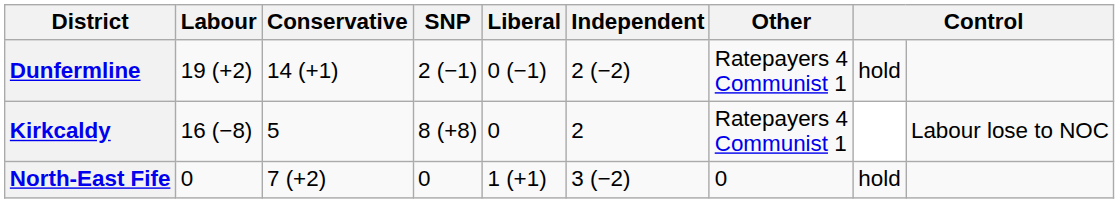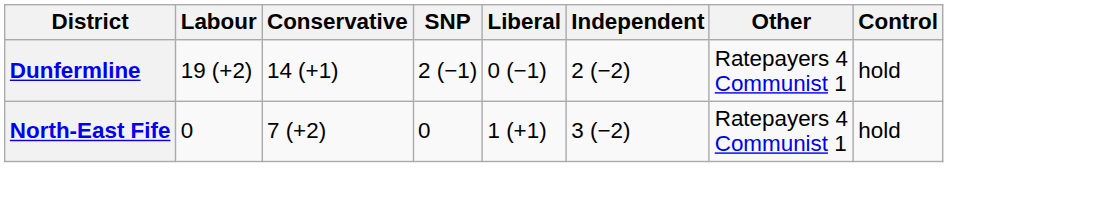- row: (60, 131)
(721, 179) 0 -> (781, 131) Ratepayers 4 Communist 1
